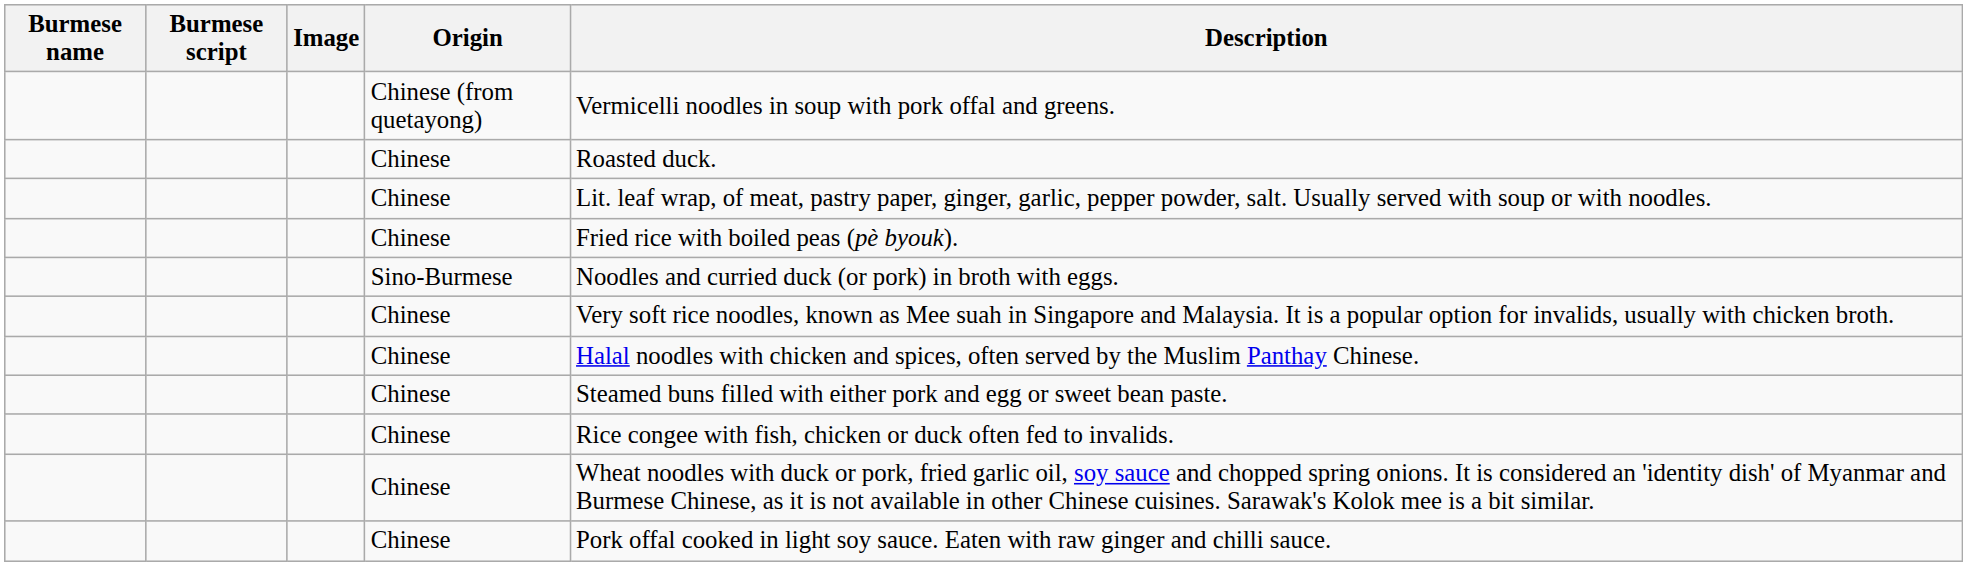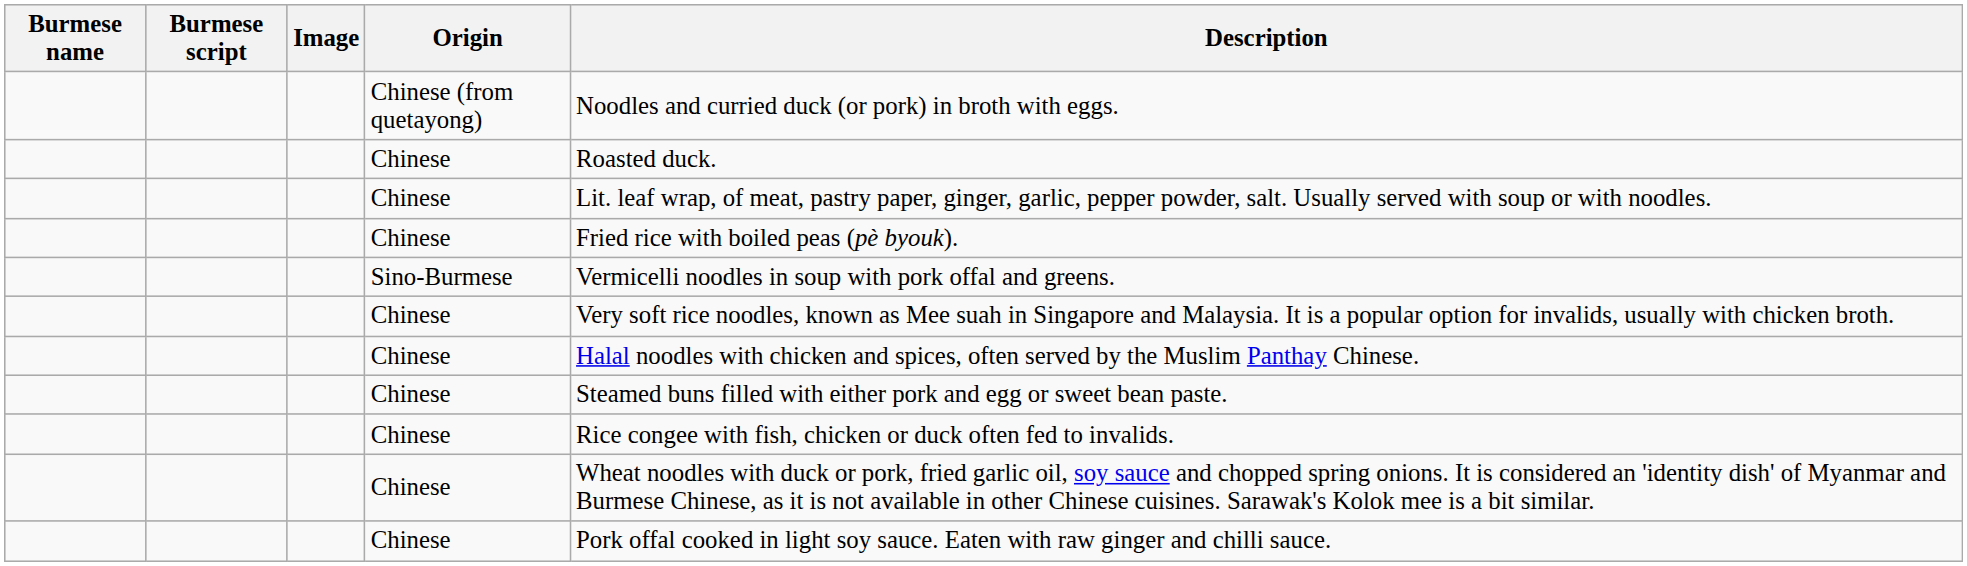(845, 105) Vermicelli noodles in soup with pork offal and greens. -> (847, 105) Noodles and curried duck (or pork) in broth with eggs.
(847, 276) Noodles and curried duck (or pork) in broth with eggs. -> (845, 276) Vermicelli noodles in soup with pork offal and greens.
